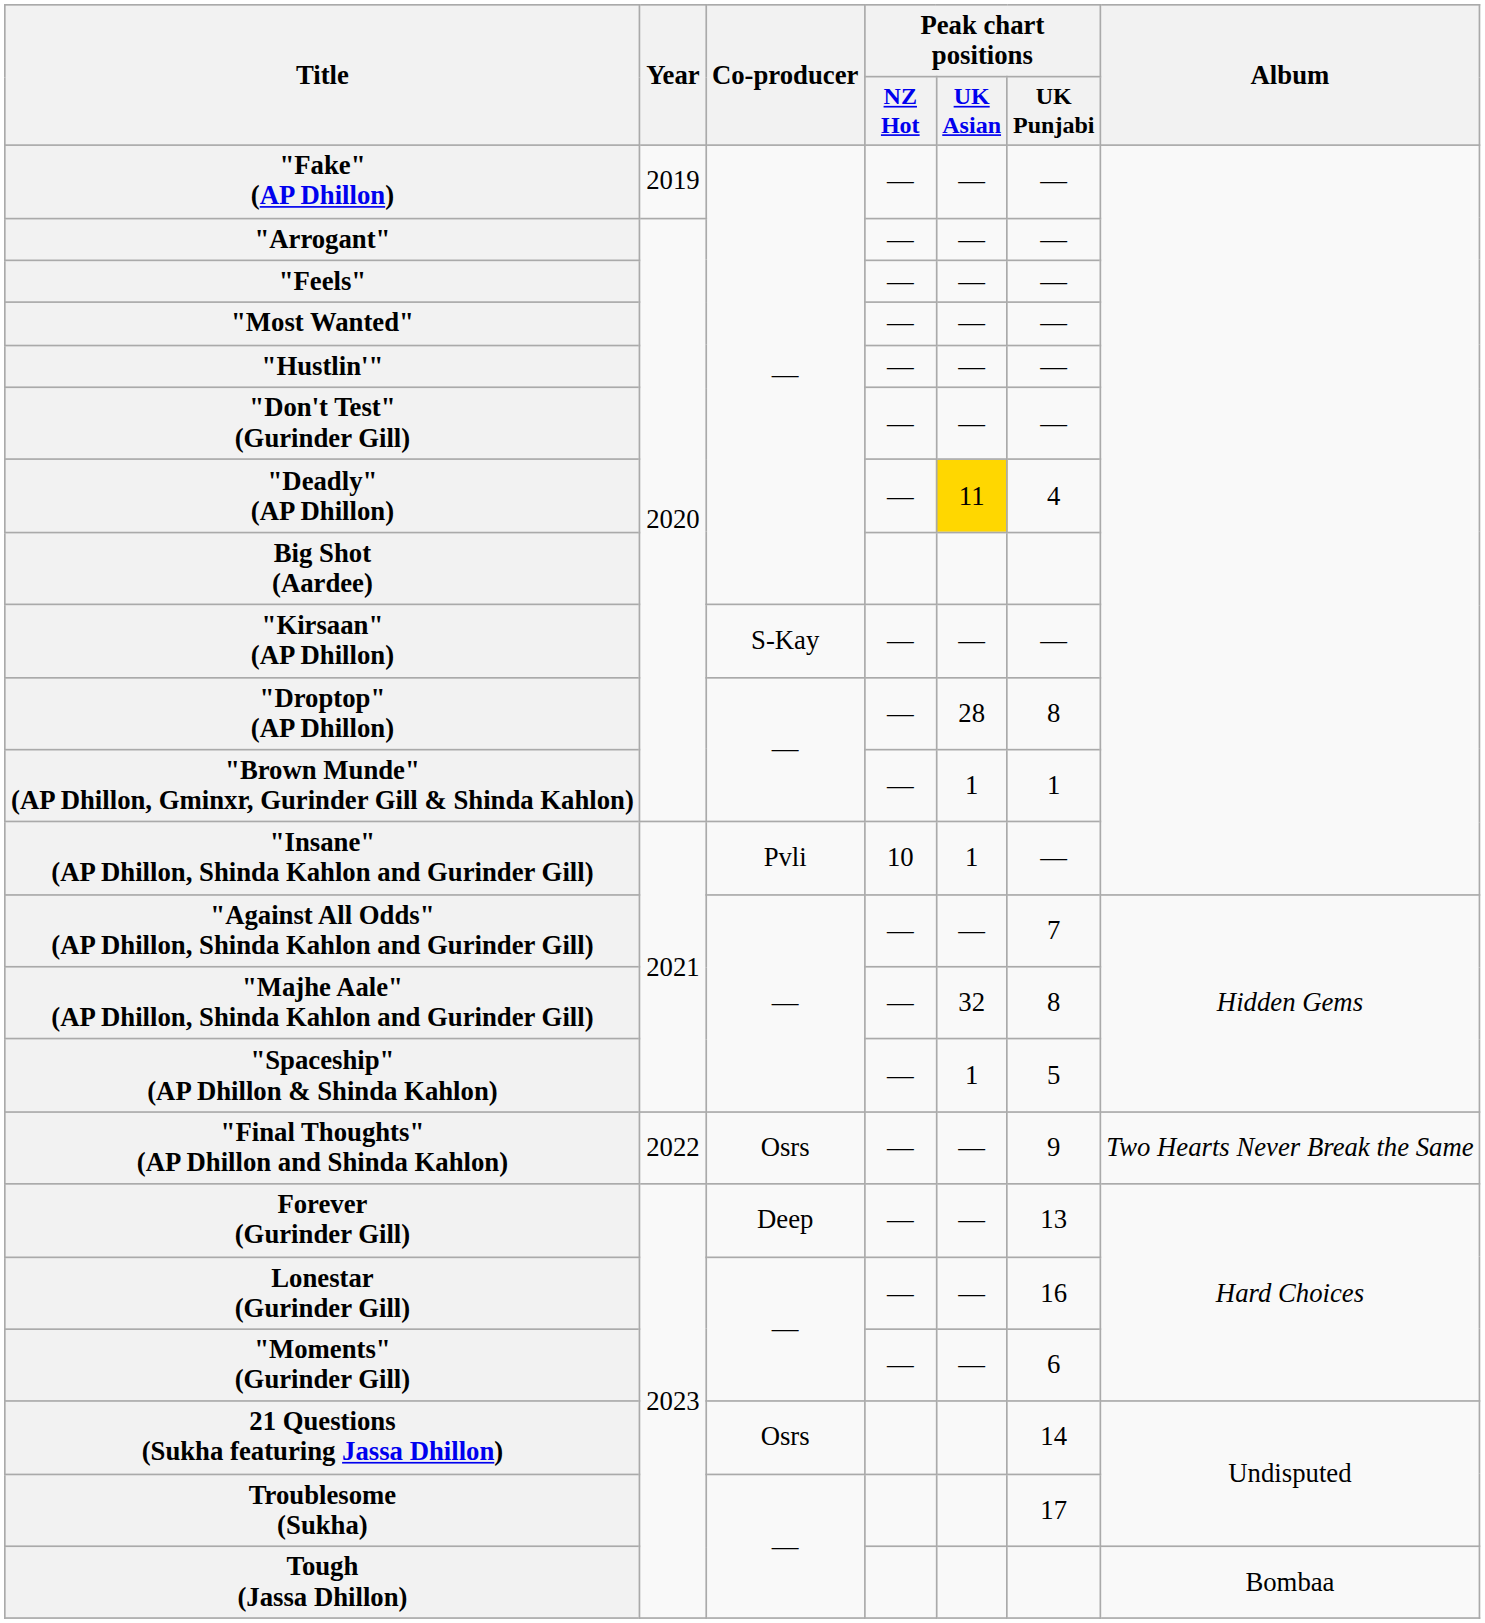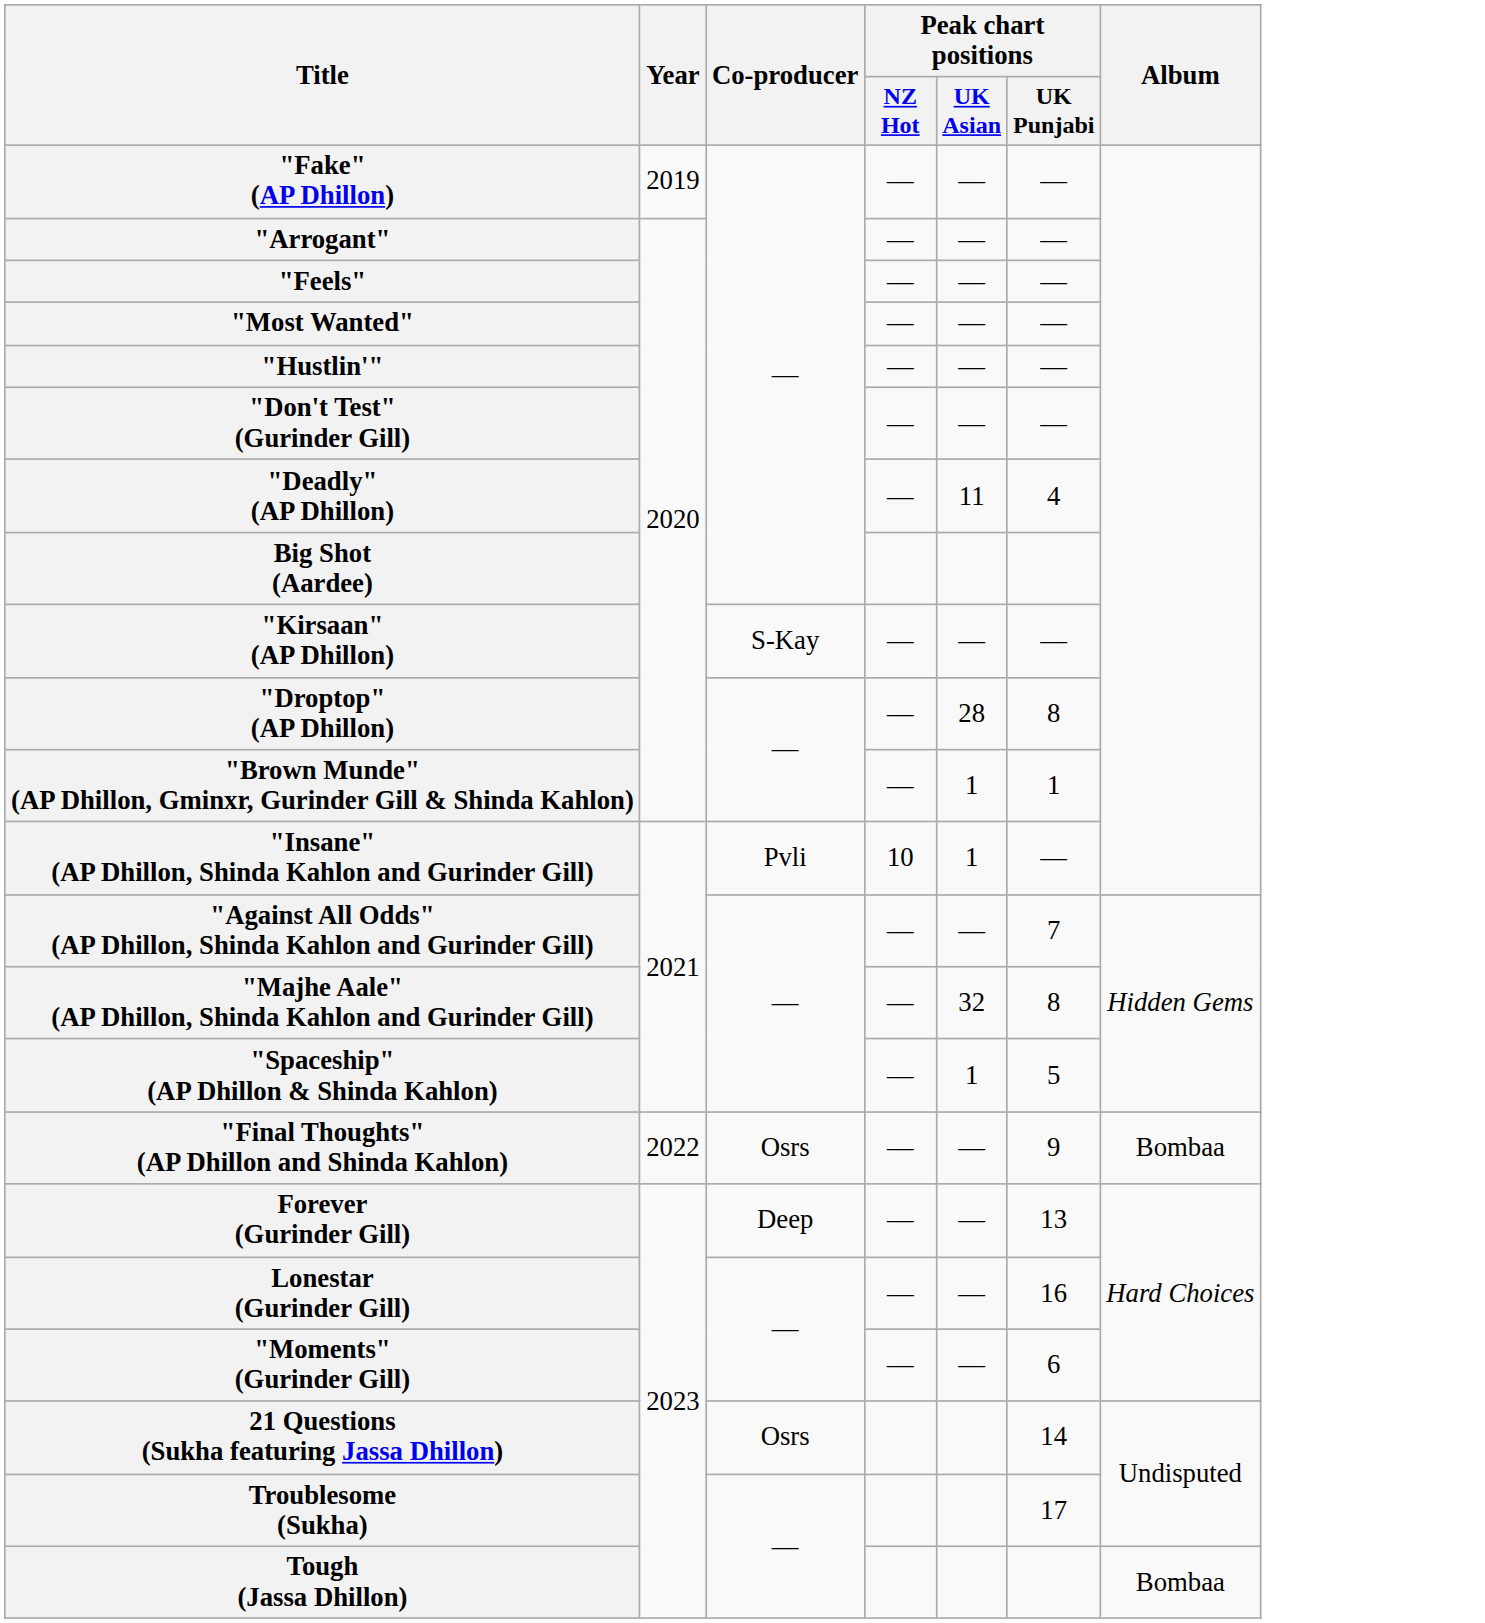(972, 495) gold background -> (972, 495) no background
(1290, 1147) Two Hearts Never Break the Same -> (1180, 1147) Bombaa
